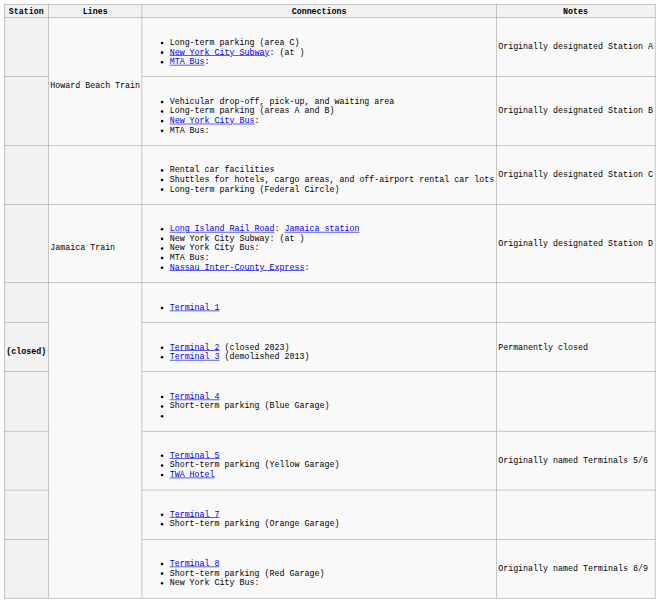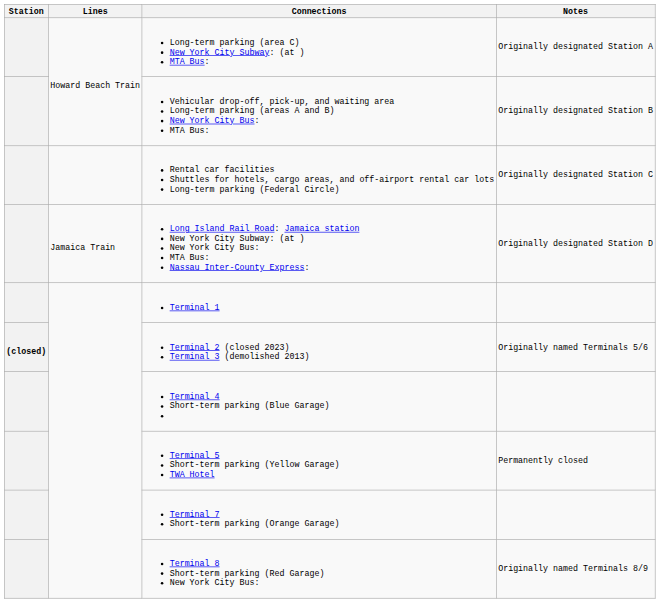(543, 347) Permanently closed -> (573, 347) Originally named Terminals 5/6
(573, 460) Originally named Terminals 5/6 -> (543, 460) Permanently closed
